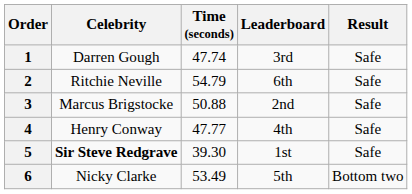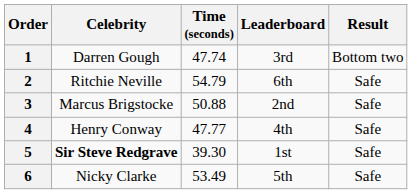(368, 57) Safe -> (368, 57) Bottom two
(368, 176) Bottom two -> (368, 176) Safe
